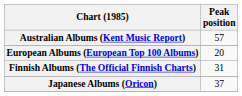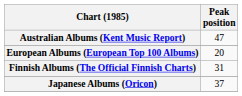(219, 38) 57 -> (219, 38) 47
